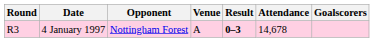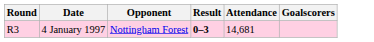- column: (207, 12)
(273, 29) 14,678 -> (240, 29) 14,681
